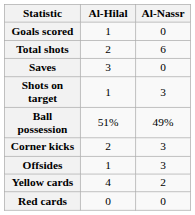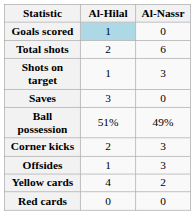(108, 31) no background -> (108, 31) lightblue background
rows swapped: (42, 91) <-> (42, 67)
